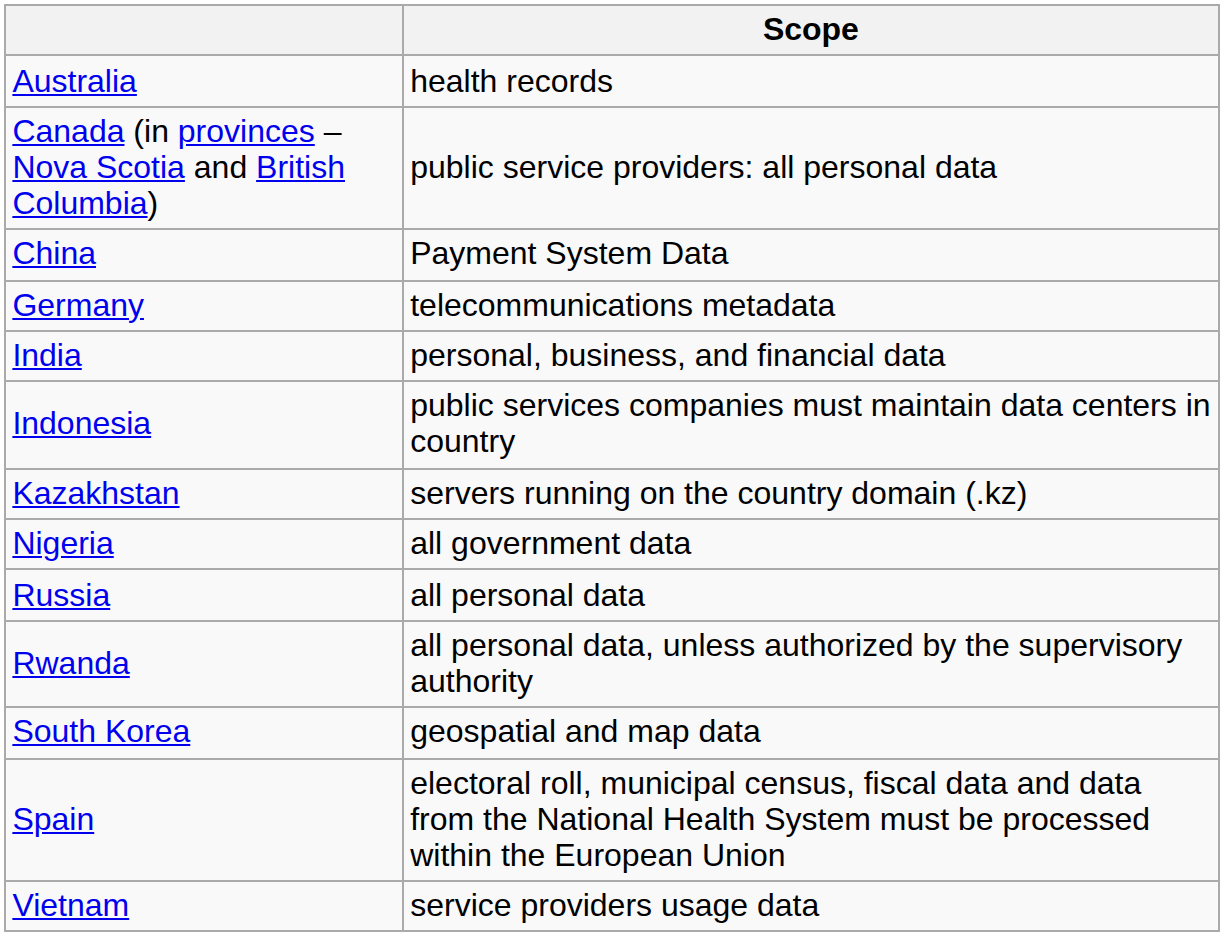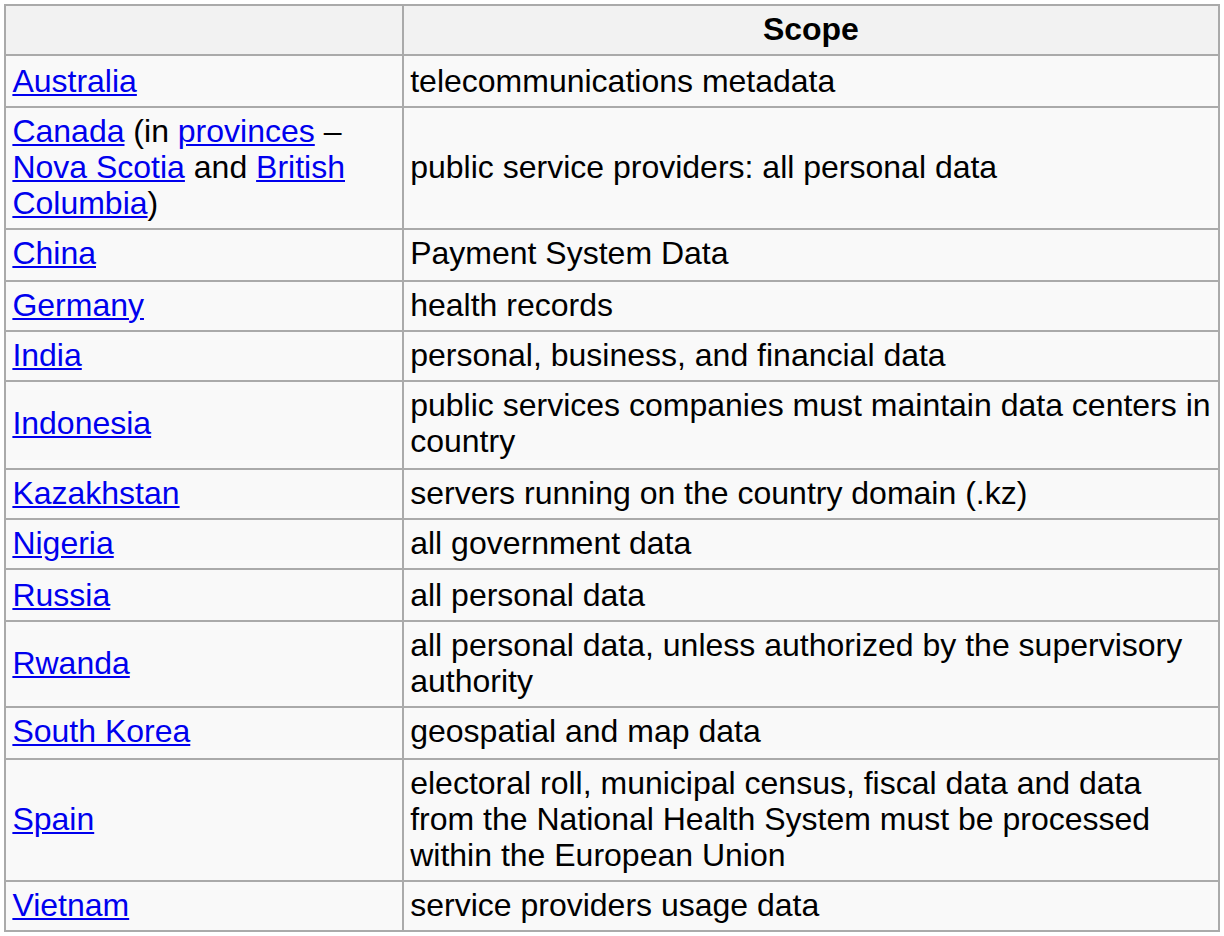(512, 80) health records -> (623, 80) telecommunications metadata
(623, 304) telecommunications metadata -> (512, 304) health records
